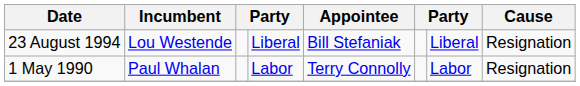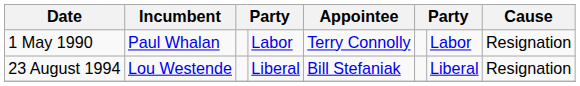rows swapped: (64, 42) <-> (50, 68)
